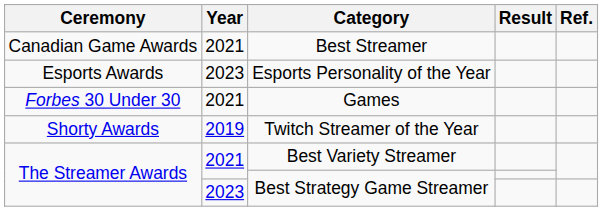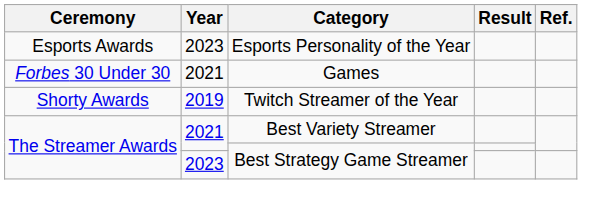- row: (225, 45)
